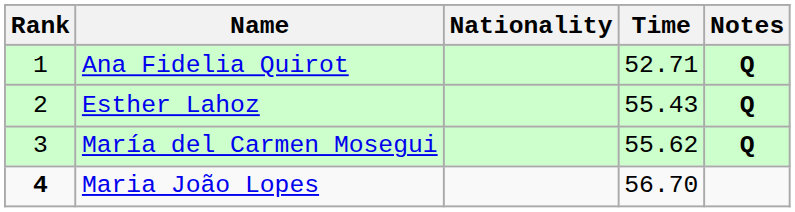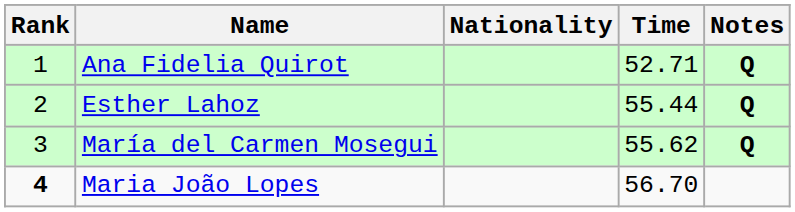(661, 106) 55.43 -> (661, 106) 55.44
